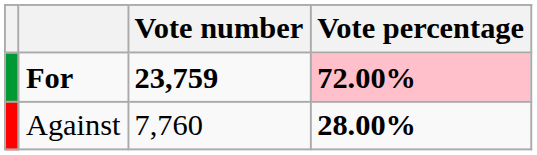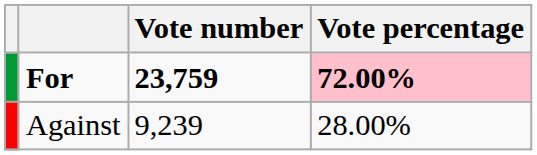(169, 125) 7,760 -> (169, 125) 9,239
(367, 125) bold -> (364, 125) normal
